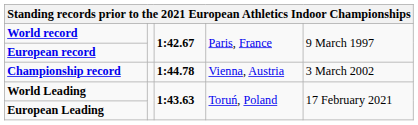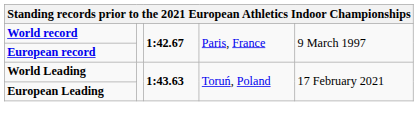- row: (64, 71)
